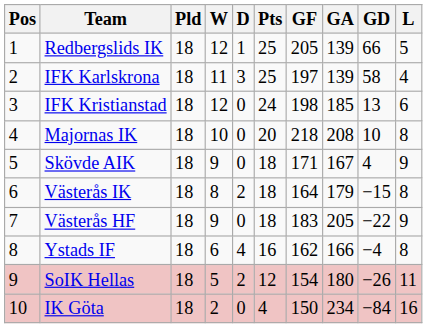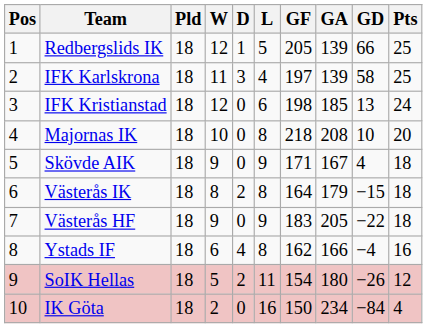columns swapped: (408, 18) <-> (270, 18)
